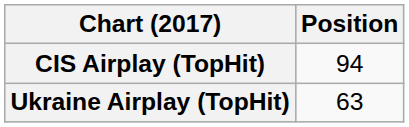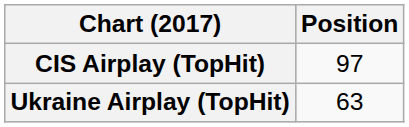(350, 63) 94 -> (350, 63) 97
